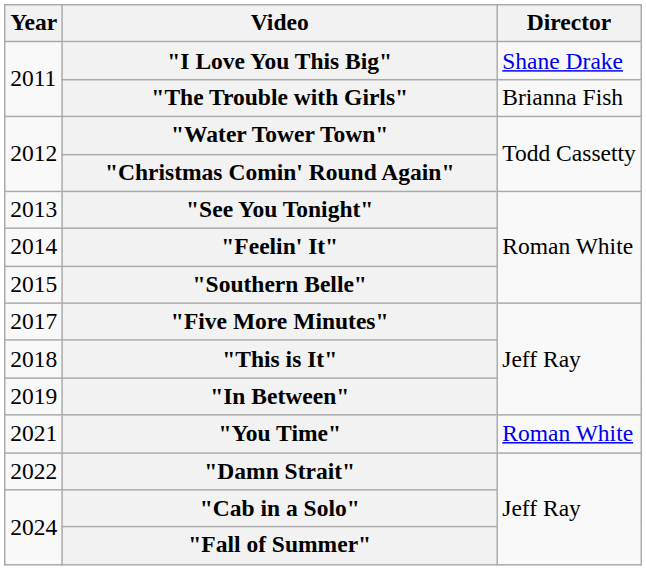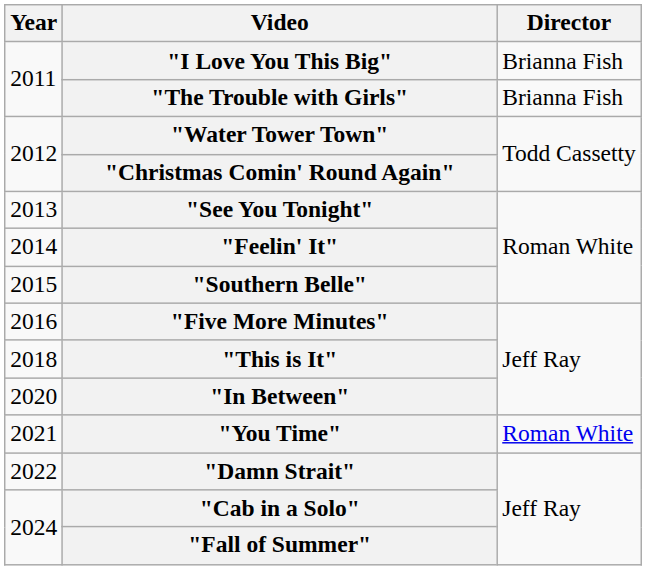(563, 60) Shane Drake -> (563, 60) Brianna Fish
(34, 321) 2017 -> (34, 321) 2016
(34, 396) 2019 -> (34, 396) 2020
